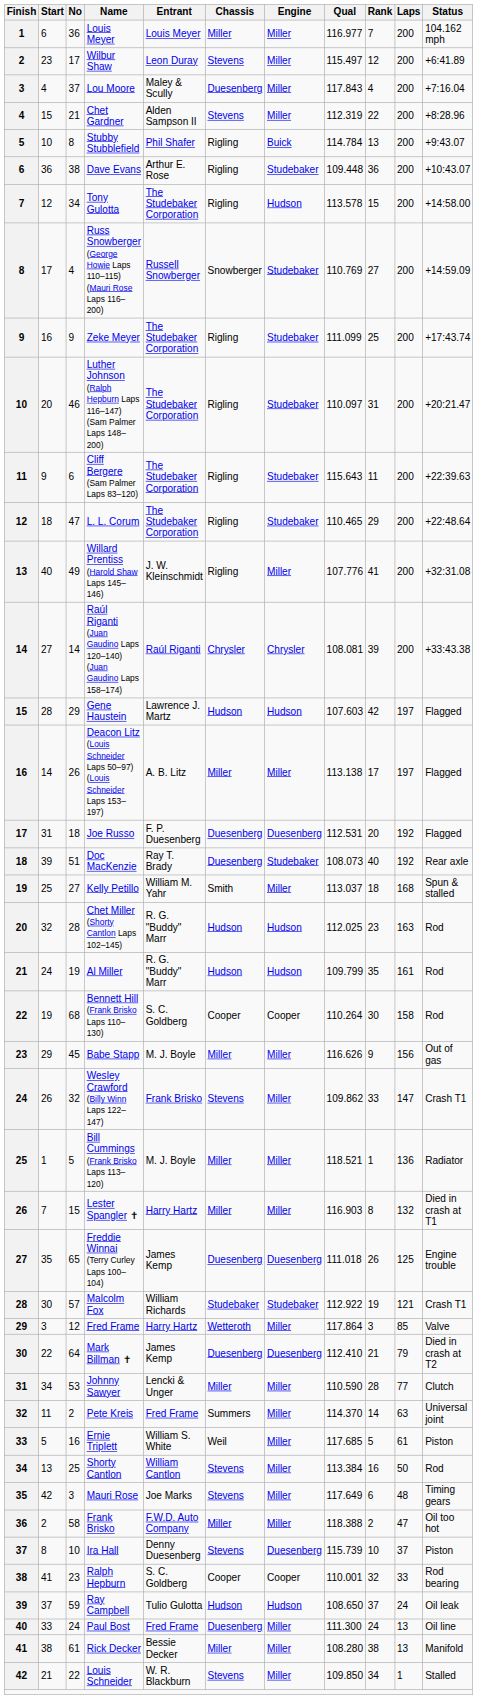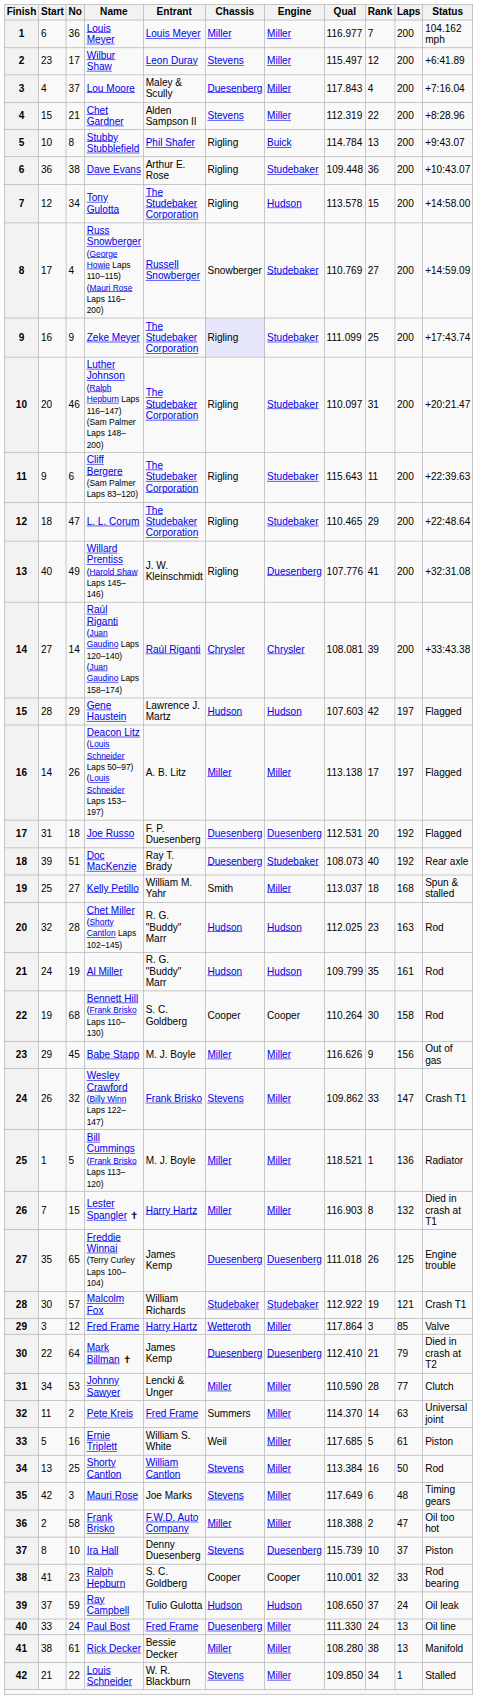(223, 337) no background -> (223, 337) lavender background
(279, 571) Miller -> (294, 571) Duesenberg
(344, 1627) 111.300 -> (344, 1627) 111.330
